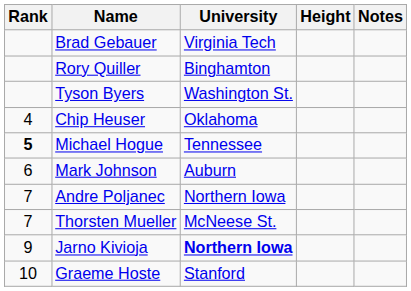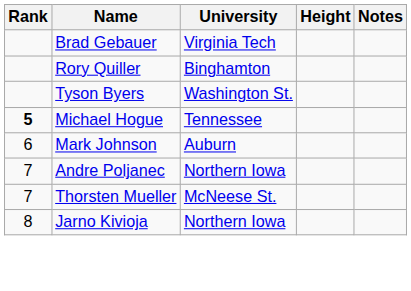- row: (100, 119)
(28, 247) 9 -> (28, 222) 8
(238, 247) bold -> (235, 222) normal
- row: (108, 273)
